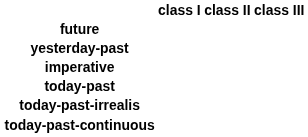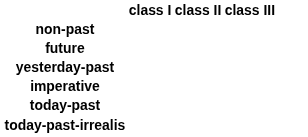+ row: (65, 29)
- row: (80, 125)
